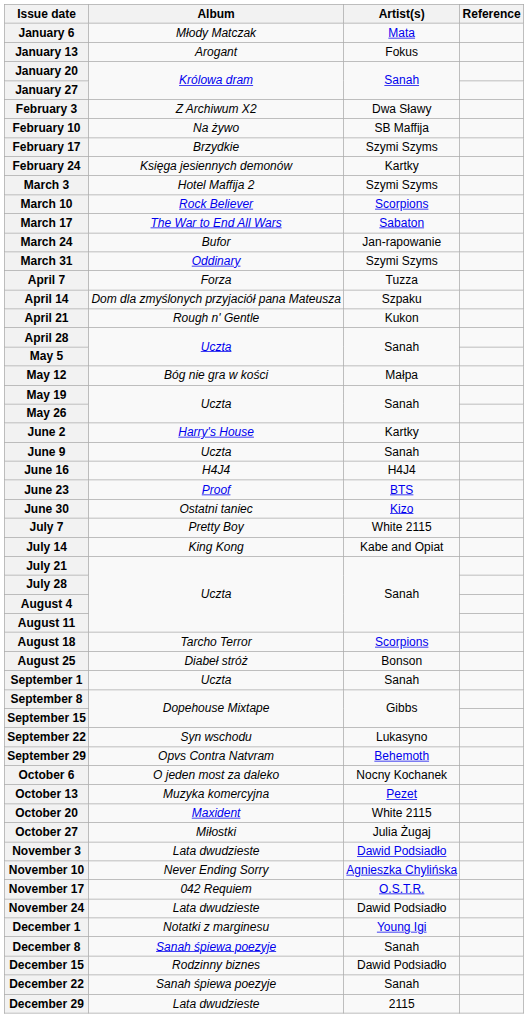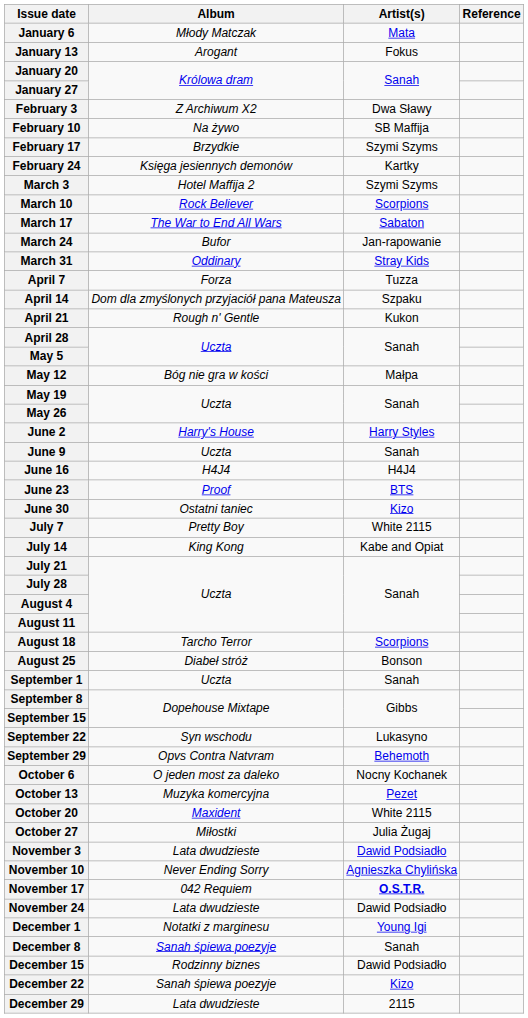(402, 261) Szymi Szyms -> (402, 261) Stray Kids
(402, 432) Kartky -> (402, 432) Harry Styles
(402, 889) normal -> (402, 889) bold
(402, 984) Sanah -> (402, 984) Kizo
